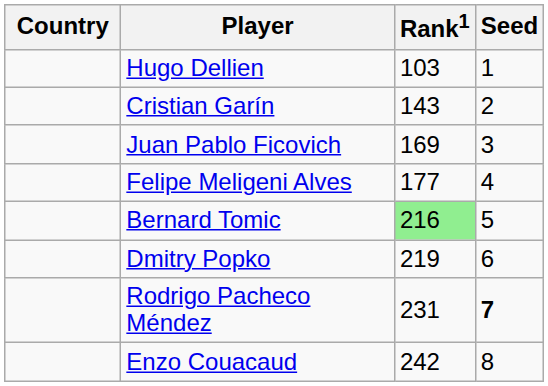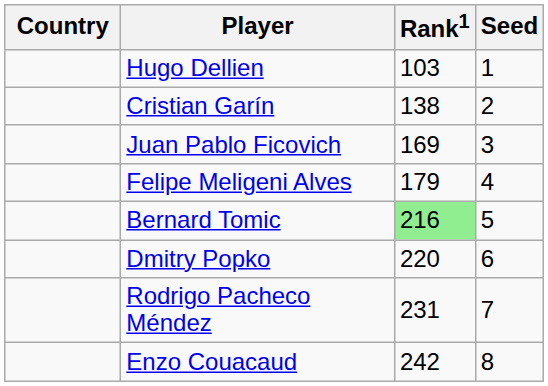(420, 106) 143 -> (420, 106) 138
(420, 182) 177 -> (420, 182) 179
(420, 258) 219 -> (420, 258) 220
(487, 309) bold -> (487, 309) normal
